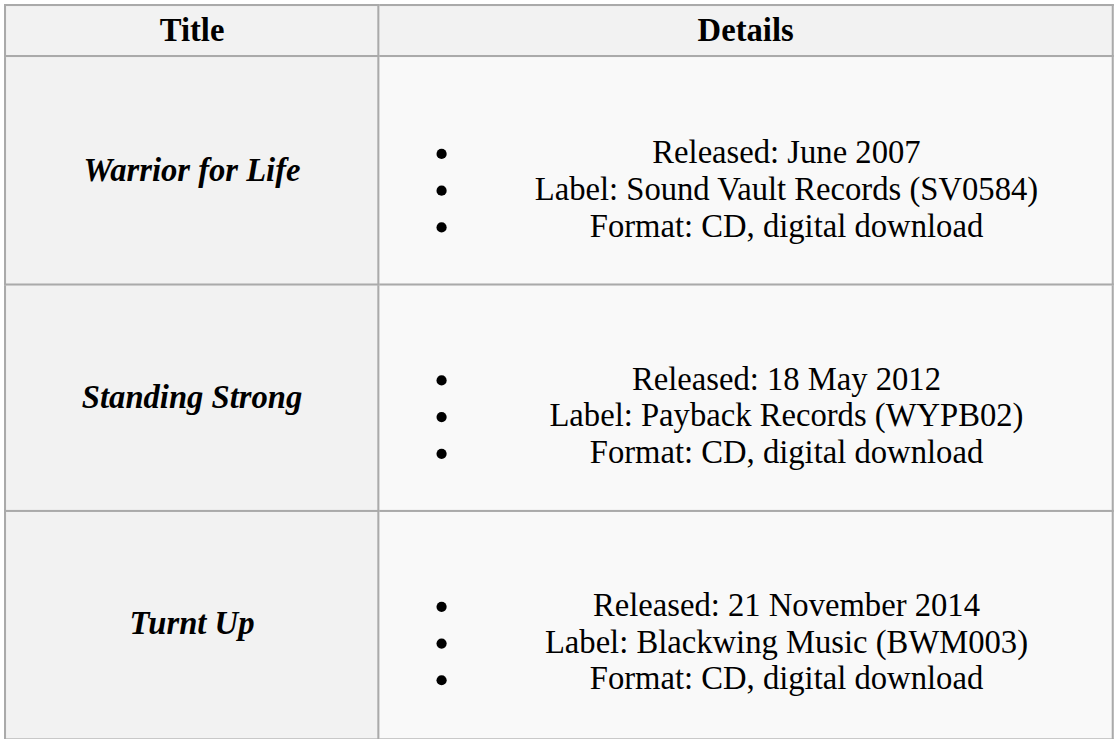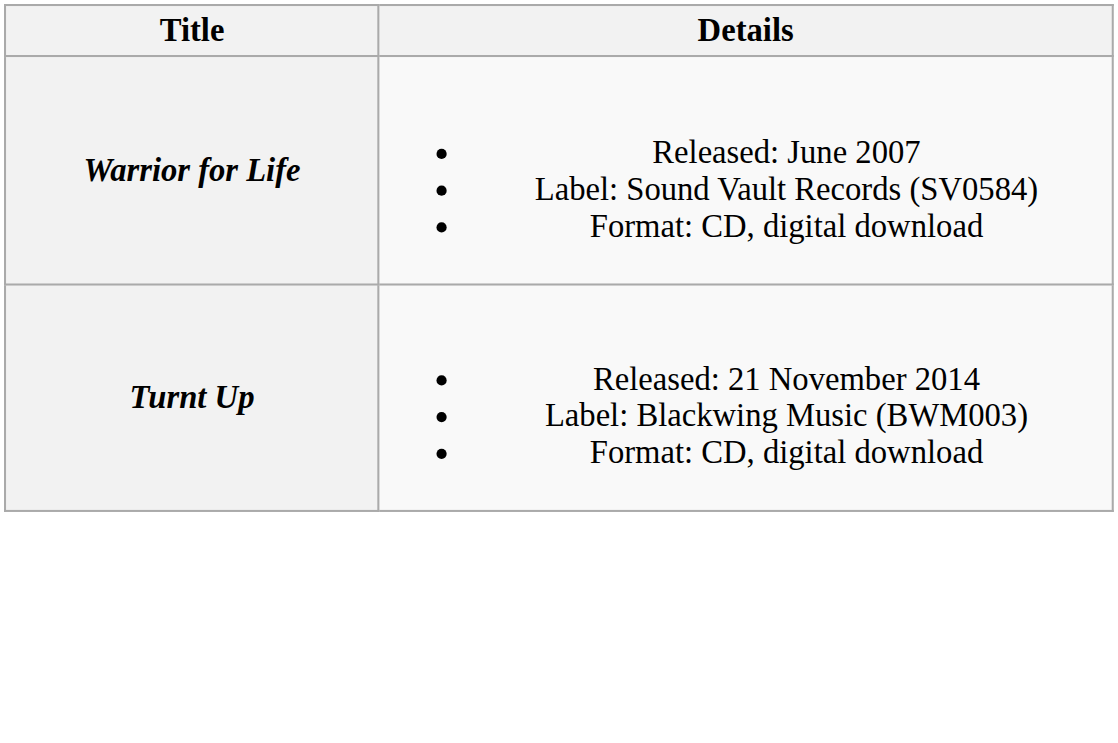- row: (192, 397)
